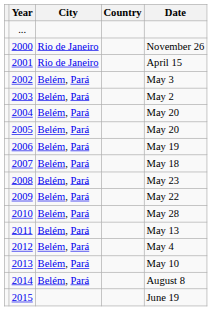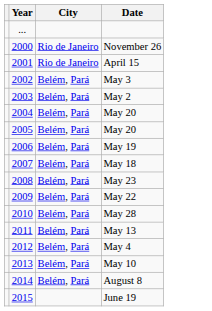- column: (123, 12)
